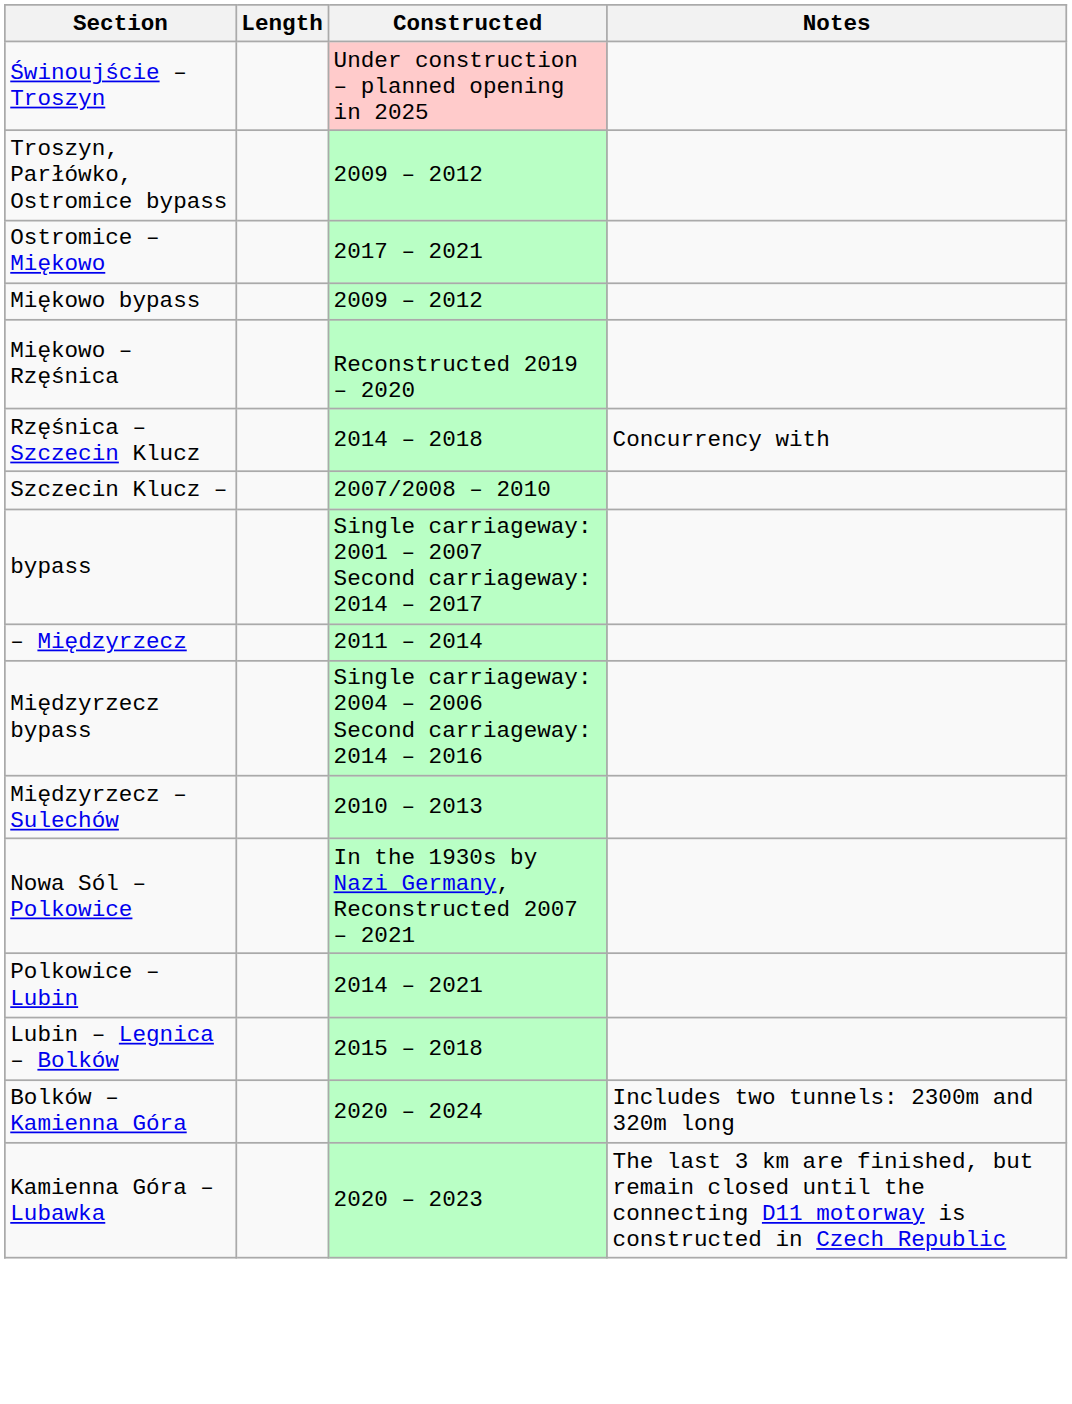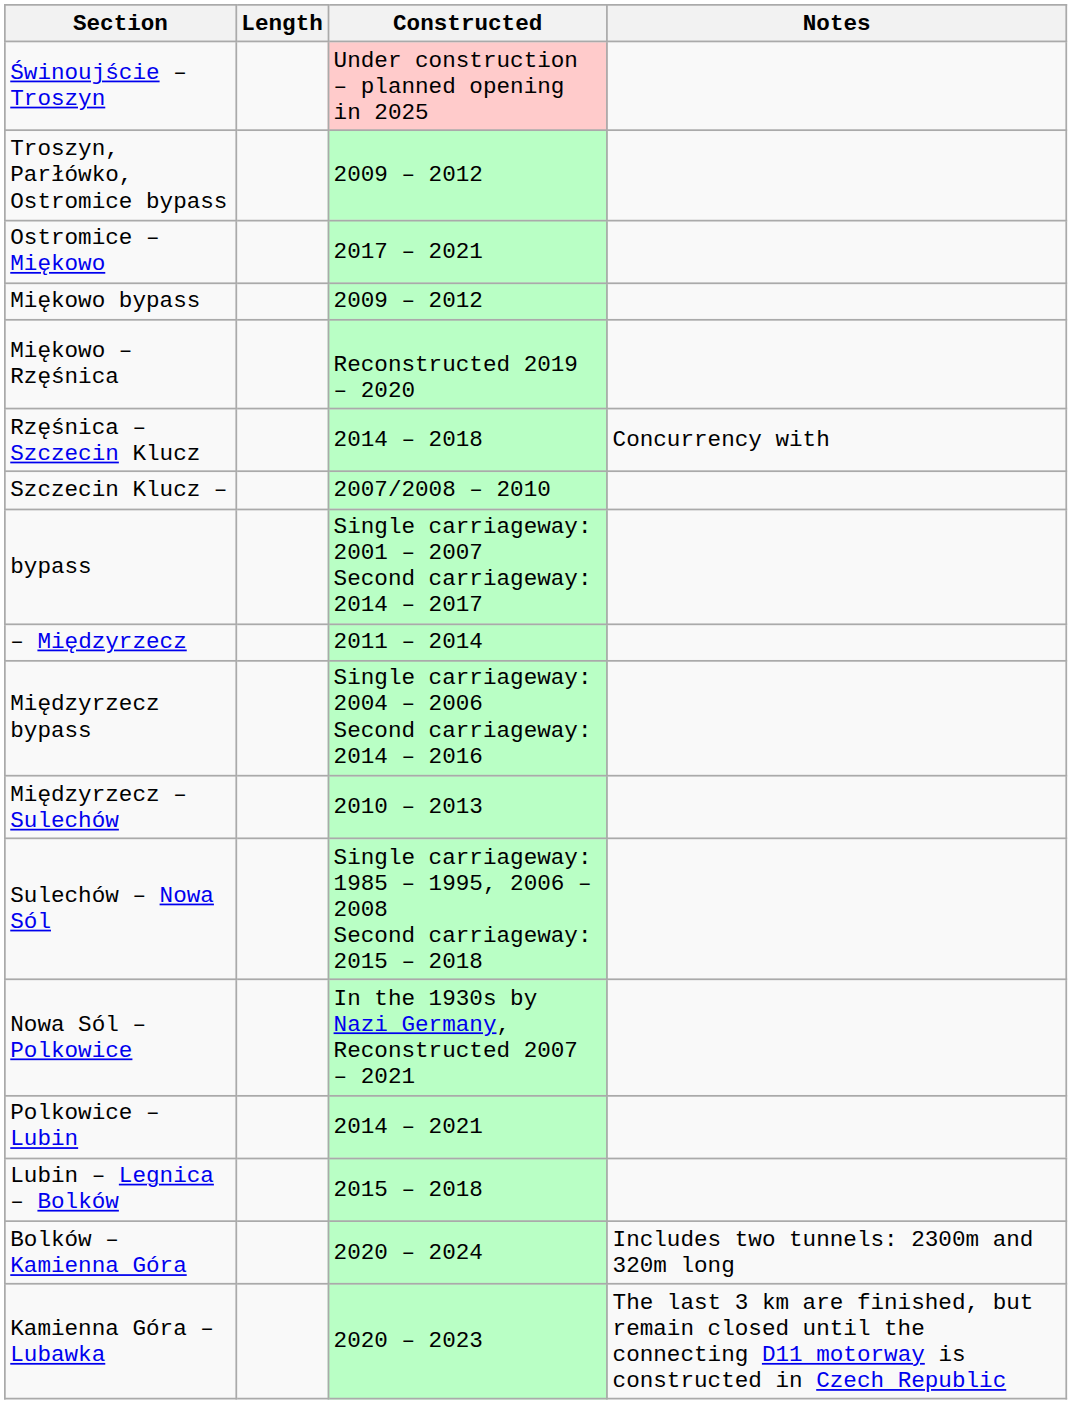+ row: (112, 909)
